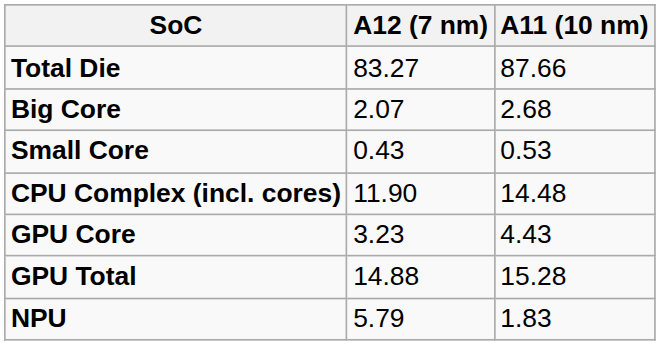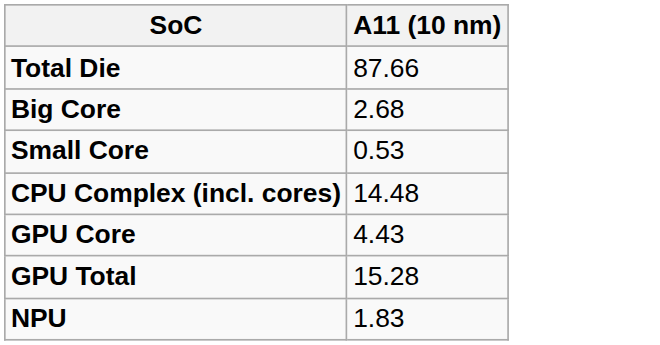- column: (421, 25)
